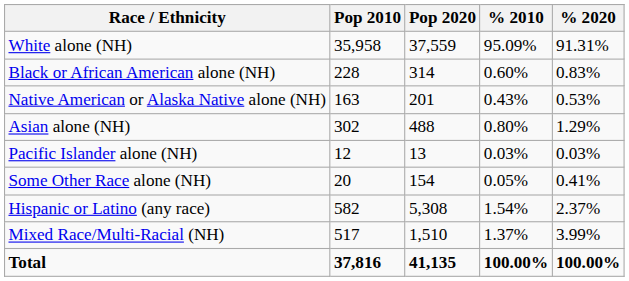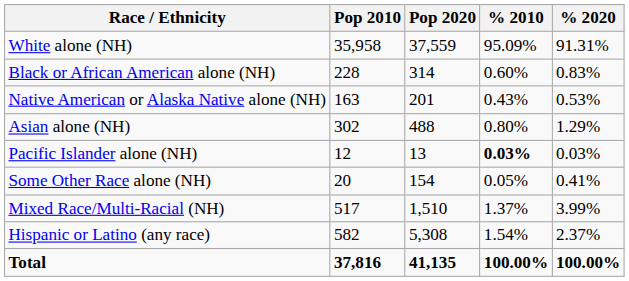(506, 153) normal -> (507, 153) bold
rows swapped: (116, 235) <-> (109, 208)
